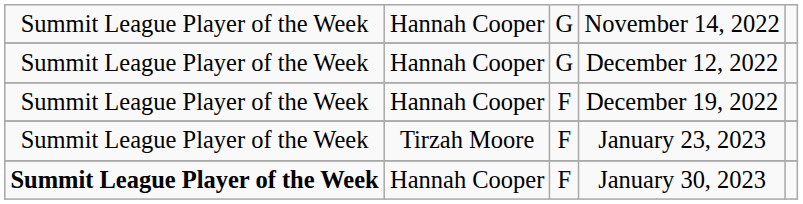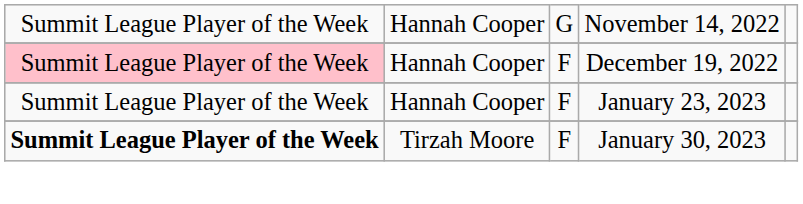- row: (682, 62)
(195, 101) no background -> (195, 62) pink background
(467, 140) Tirzah Moore -> (467, 101) Hannah Cooper
(467, 179) Hannah Cooper -> (467, 140) Tirzah Moore
